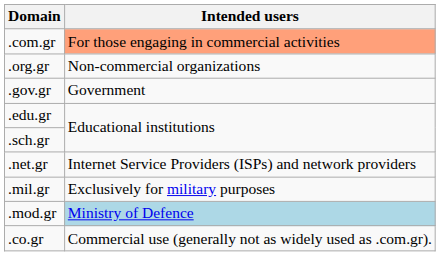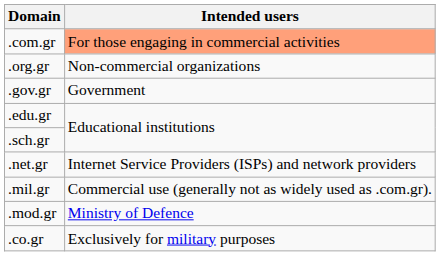(171, 189) Exclusively for military purposes -> (250, 189) Commercial use (generally not as widely used as .com.gr).
(131, 213) lightblue background -> (131, 213) no background
(250, 238) Commercial use (generally not as widely used as .com.gr). -> (171, 238) Exclusively for military purposes
